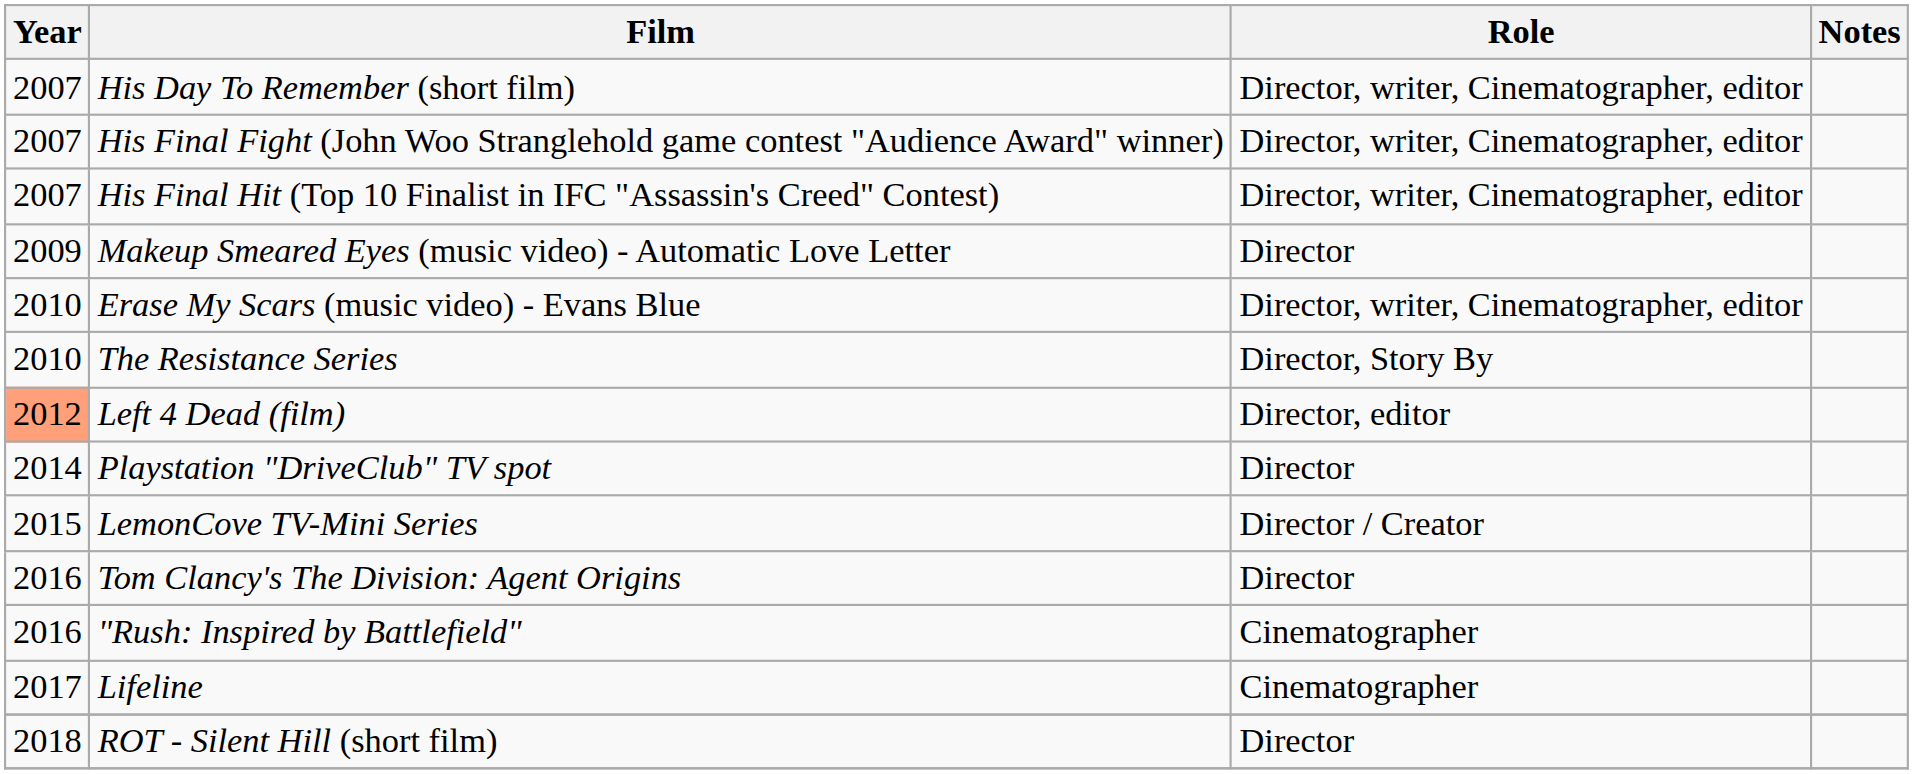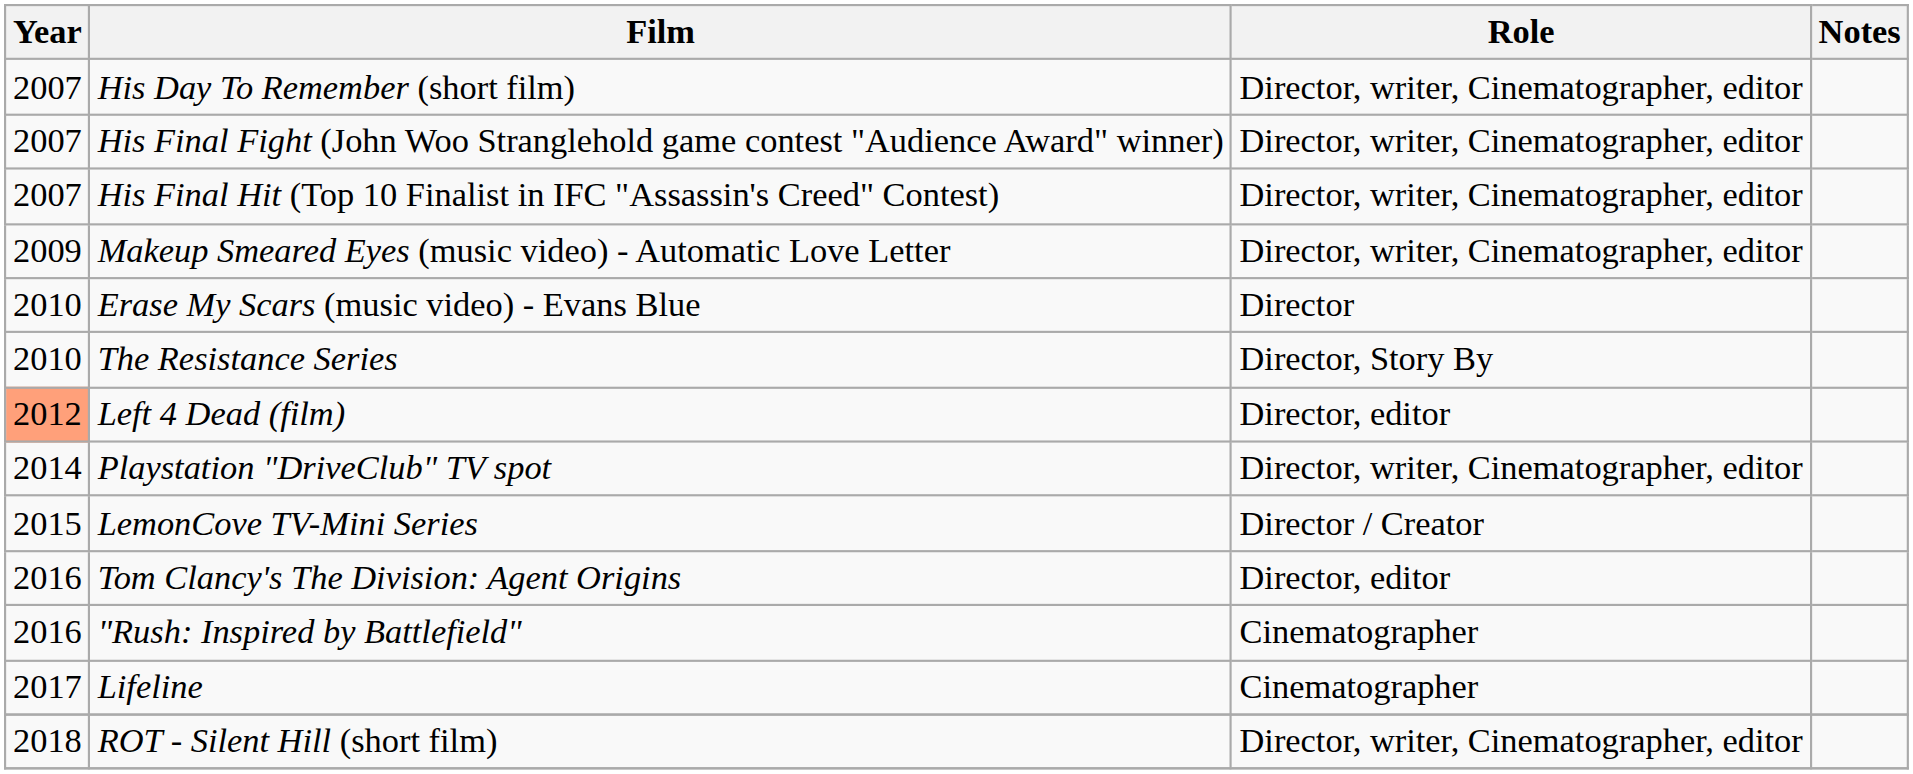(1297, 250) Director -> (1521, 250) Director, writer, Cinematographer, editor
(1521, 304) Director, writer, Cinematographer, editor -> (1297, 304) Director
(1297, 468) Director -> (1521, 468) Director, writer, Cinematographer, editor
(1297, 577) Director -> (1345, 577) Director, editor
(1297, 741) Director -> (1521, 741) Director, writer, Cinematographer, editor
